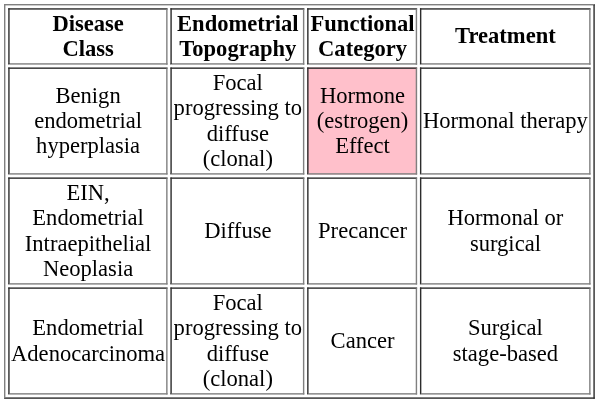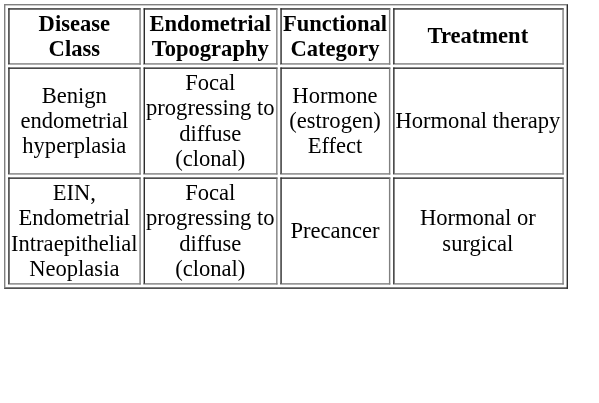(363, 120) pink background -> (335, 120) no background
(238, 230) Diffuse -> (210, 230) Focal progressing to diffuse (clonal)
- row: (88, 340)
